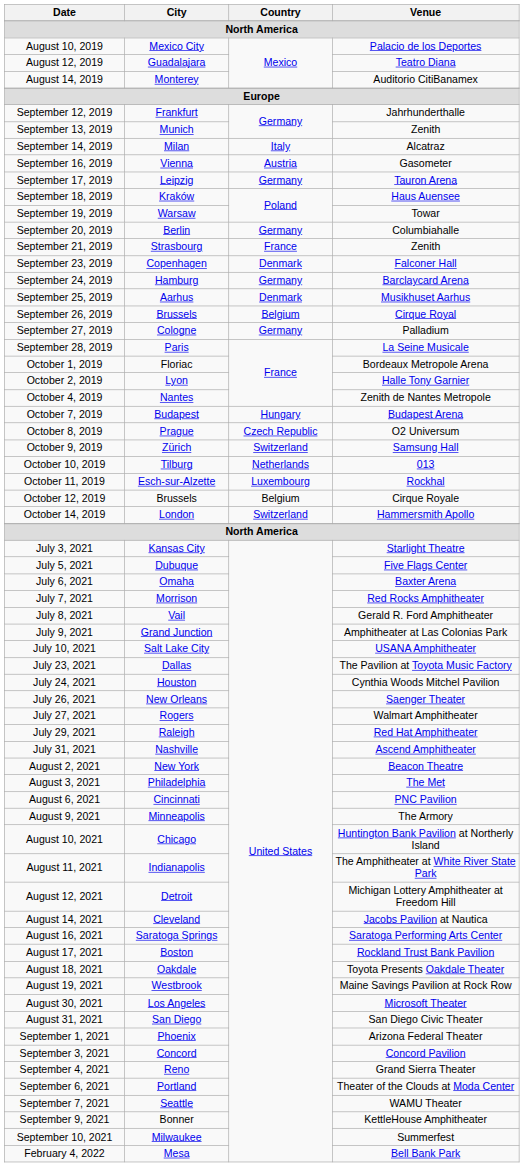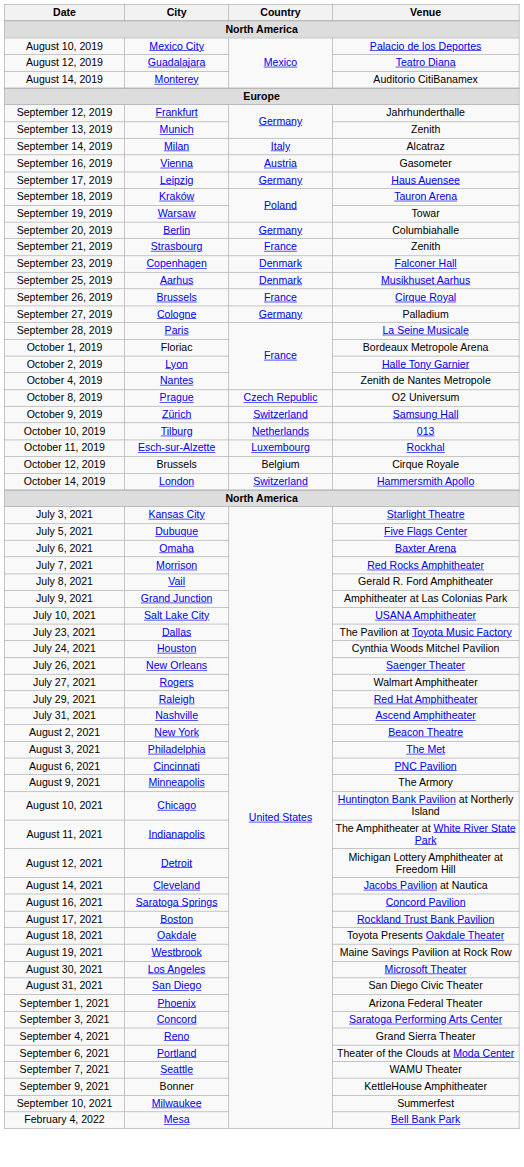(426, 180) Tauron Arena -> (426, 180) Haus Auensee
(426, 197) Haus Auensee -> (426, 197) Tauron Arena
- row: (65, 280)
(280, 314) Belgium -> (280, 297) France
- row: (65, 414)
(426, 936) Saratoga Performing Arts Center -> (426, 902) Concord Pavilion
(426, 1053) Concord Pavilion -> (426, 1019) Saratoga Performing Arts Center
